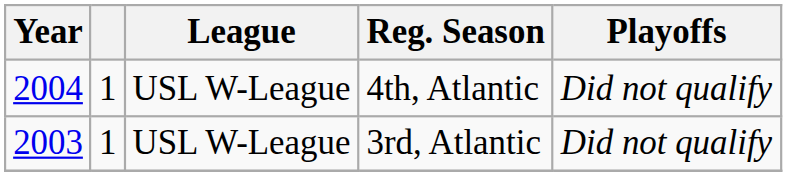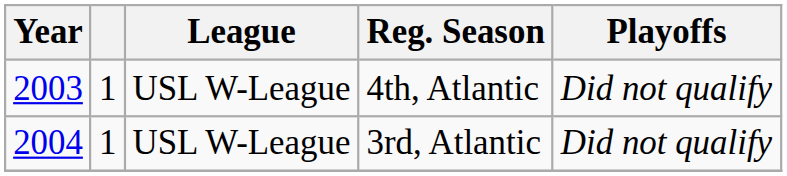(48, 87) 2004 -> (48, 87) 2003
(48, 142) 2003 -> (48, 142) 2004
